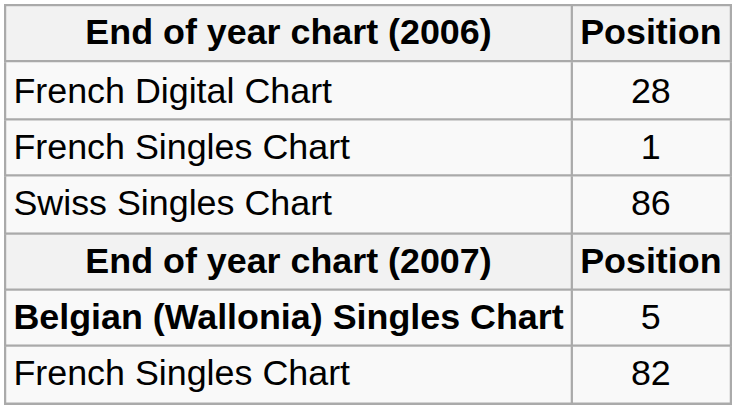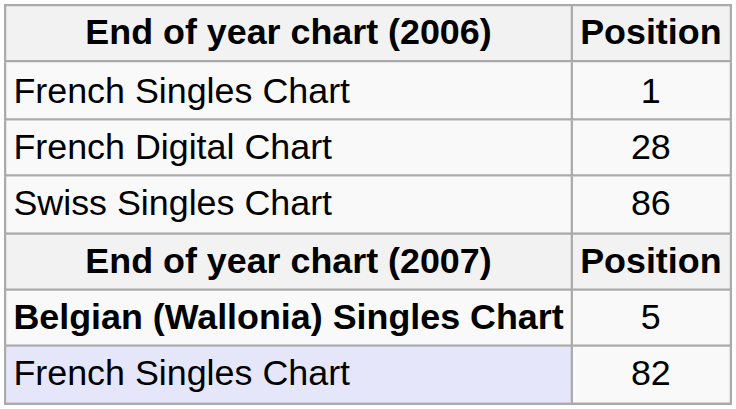rows swapped: (651, 89) <-> (651, 146)
(182, 373) no background -> (182, 373) lavender background
